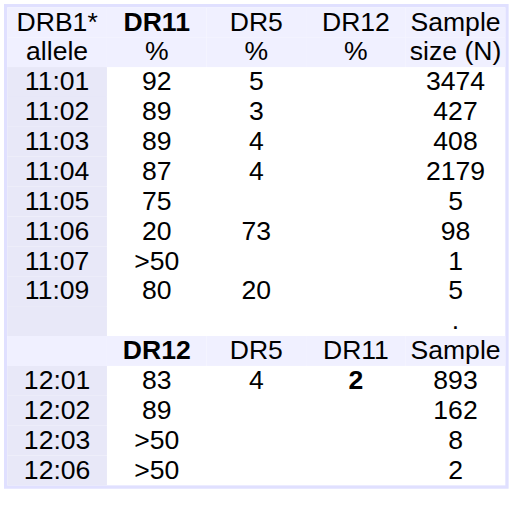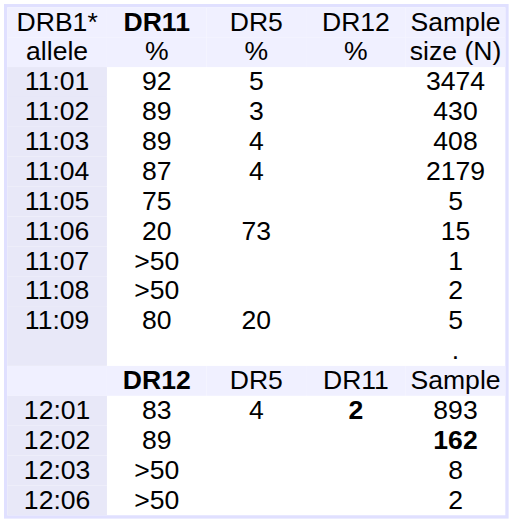(456, 111) 427 -> (456, 111) 430
(456, 231) 98 -> (456, 231) 15
+ row: (57, 290)
(456, 410) normal -> (456, 440) bold
